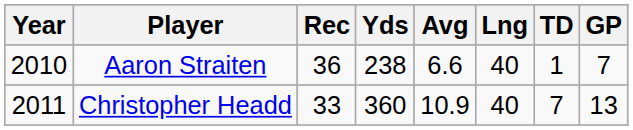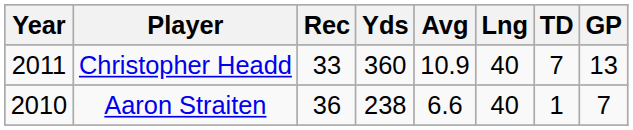rows swapped: (185, 65) <-> (185, 105)
